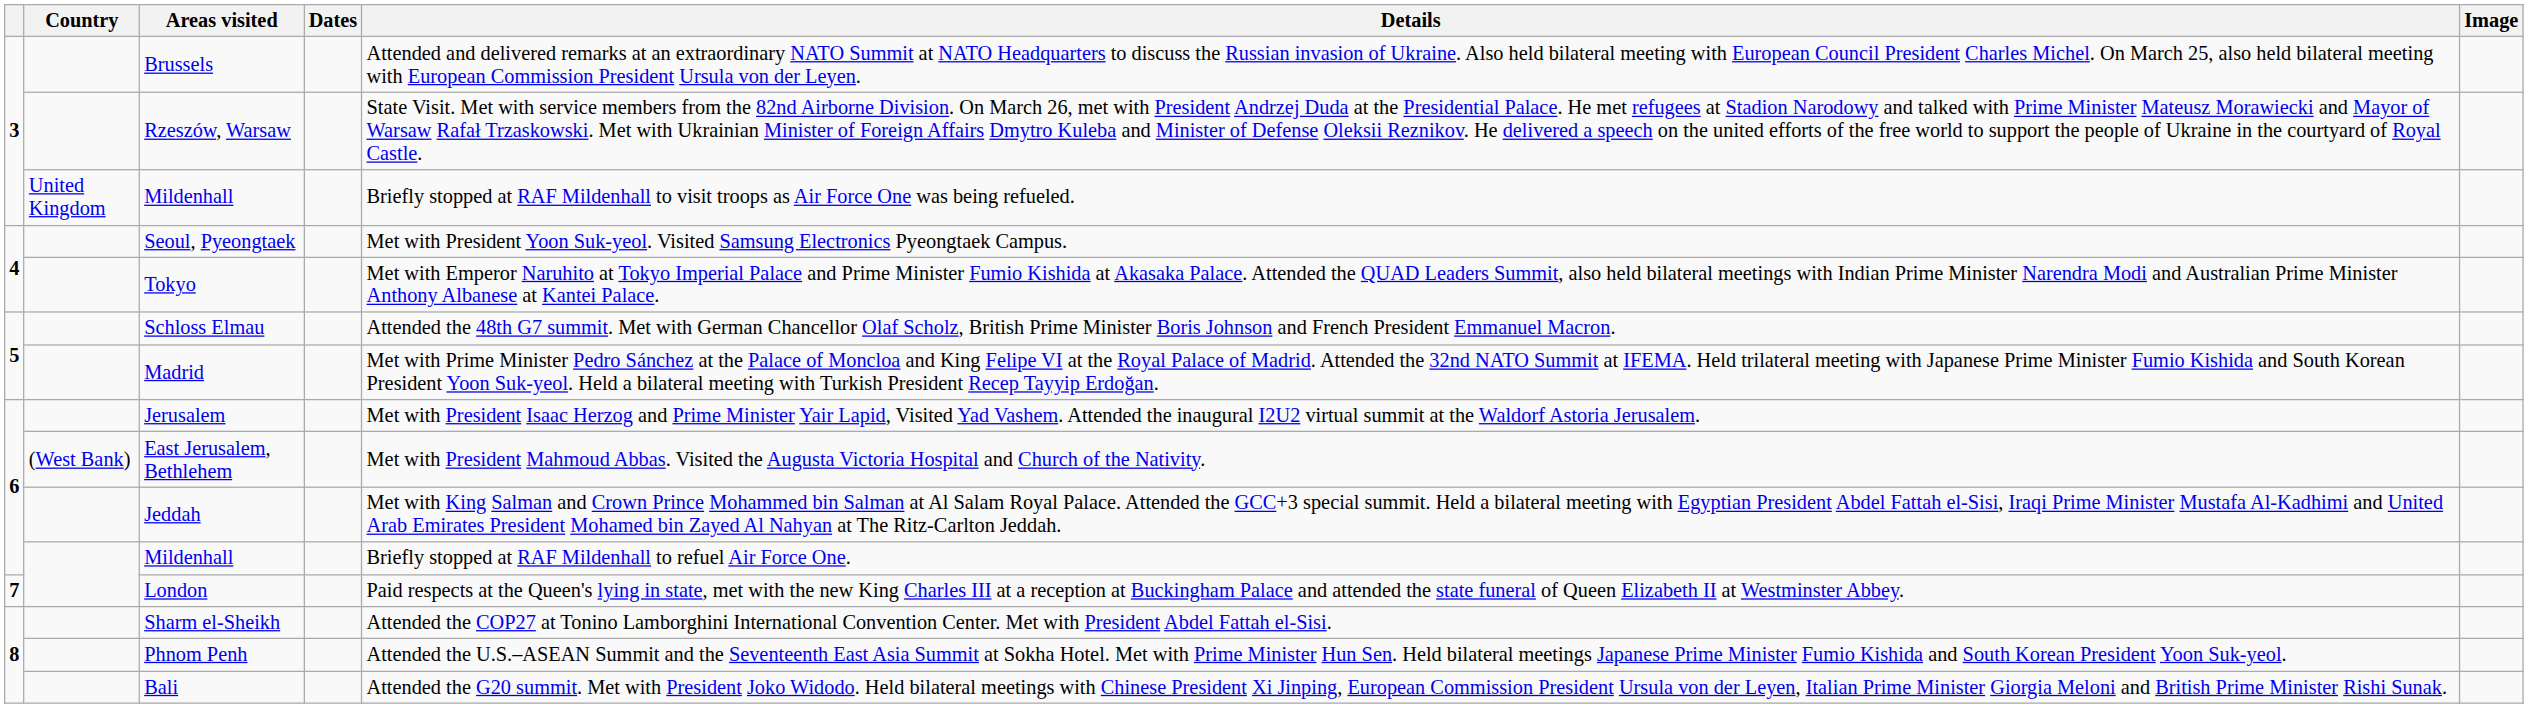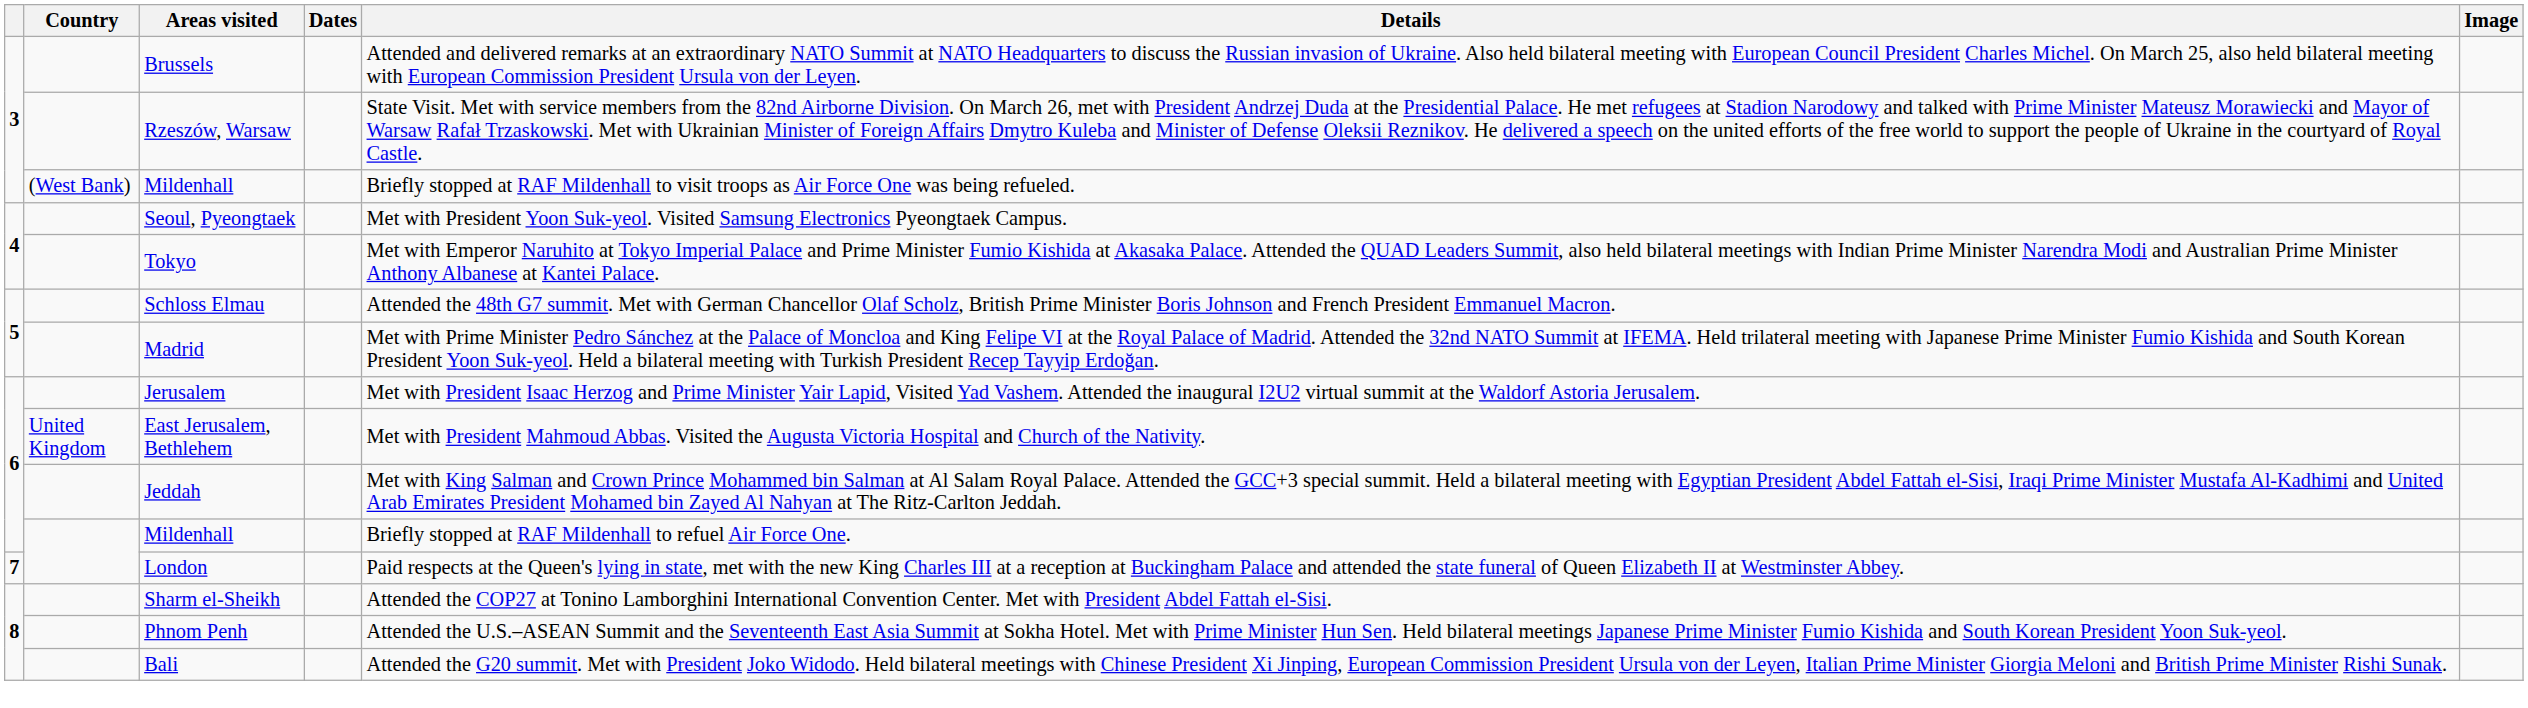(67, 197) United Kingdom -> (80, 185) (West Bank)
(80, 459) (West Bank) -> (67, 436) United Kingdom
